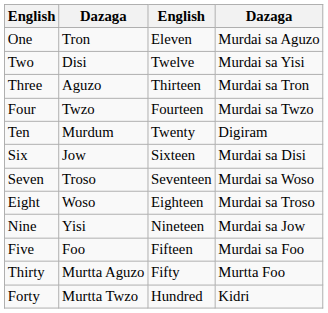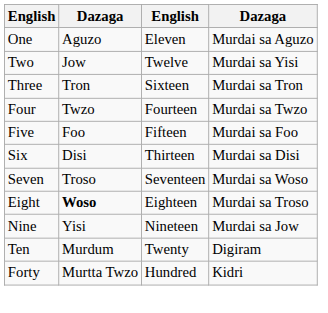(76, 39) Tron -> (82, 39) Aguzo
(74, 62) Disi -> (74, 62) Jow
(82, 86) Aguzo -> (76, 86) Tron
(176, 86) Thirteen -> (167, 86) Sixteen
rows swapped: (21, 249) <-> (19, 132)
(74, 156) Jow -> (74, 156) Disi
(173, 156) Sixteen -> (170, 156) Thirteen
(79, 202) normal -> (79, 202) bold
- row: (26, 272)
